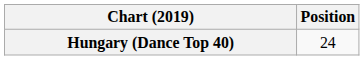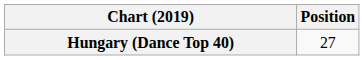(328, 42) 24 -> (328, 42) 27
